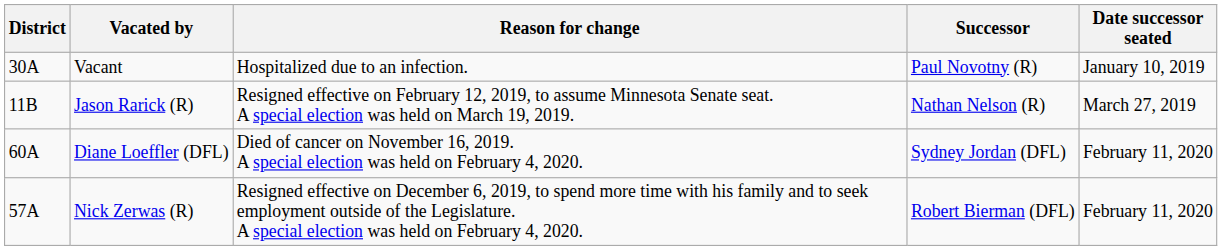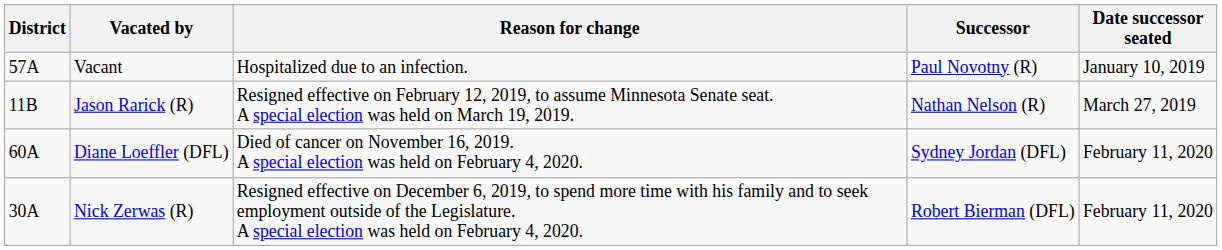(24, 66) 30A -> (24, 66) 57A
(24, 211) 57A -> (24, 211) 30A
